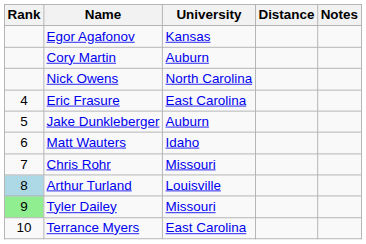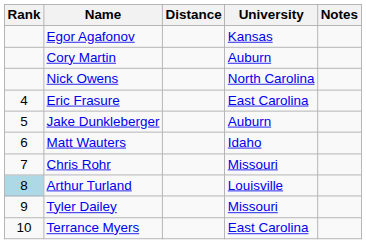columns swapped: (209, 15) <-> (286, 15)
(24, 206) lightgreen background -> (24, 206) no background
